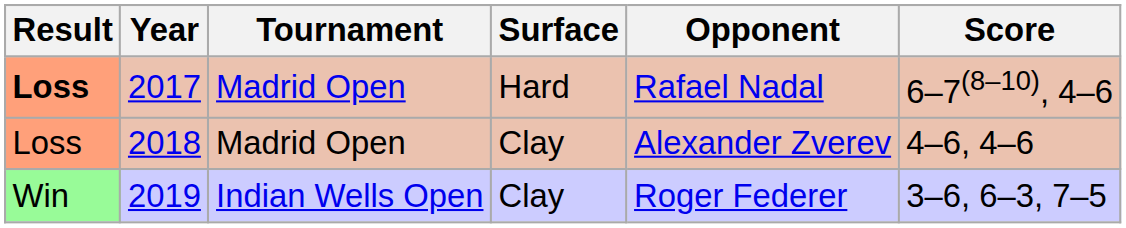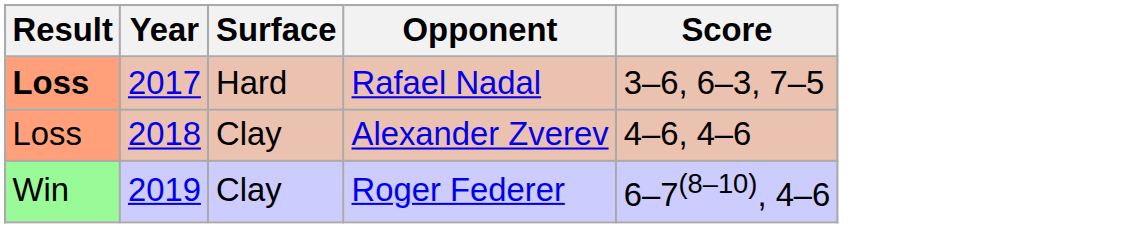- column: (350, 30)
(1010, 86) 6–7(8–10), 4–6 -> (724, 82) 3–6, 6–3, 7–5
(1007, 195) 3–6, 6–3, 7–5 -> (727, 191) 6–7(8–10), 4–6
